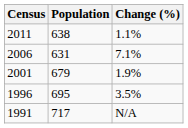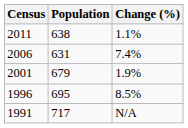(128, 53) 7.1% -> (128, 53) 7.4%
(128, 93) 3.5% -> (128, 93) 8.5%
